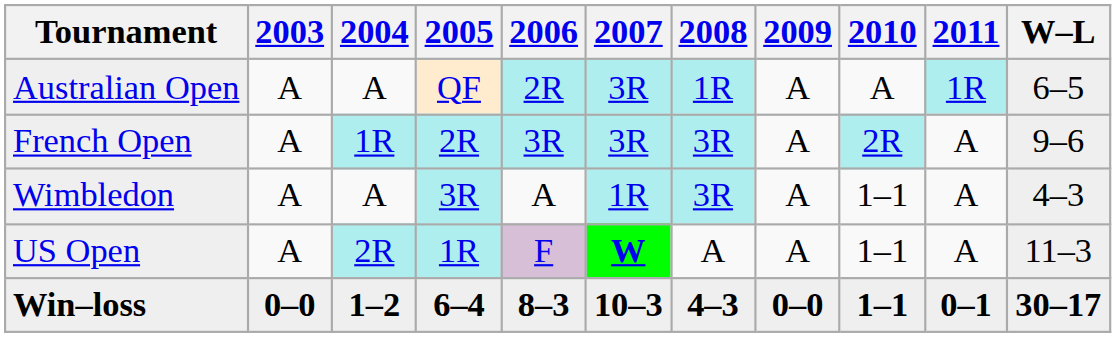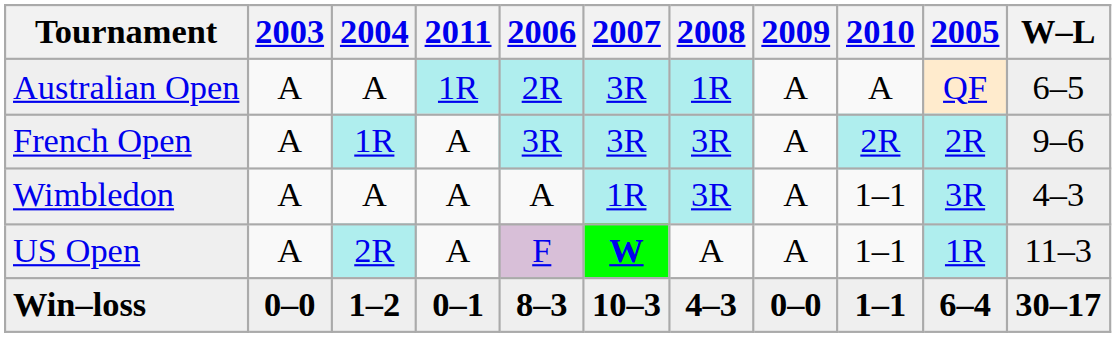columns swapped: (459, 31) <-> (966, 31)
